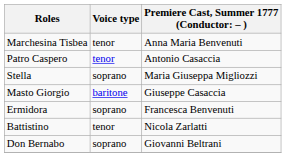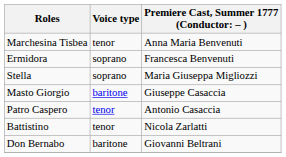rows swapped: (27, 110) <-> (37, 59)
(109, 144) soprano -> (110, 144) baritone
